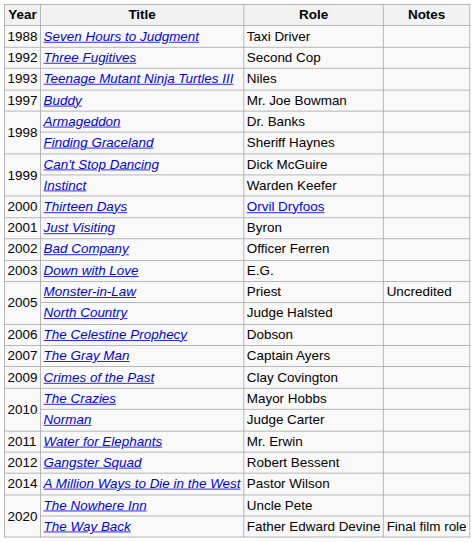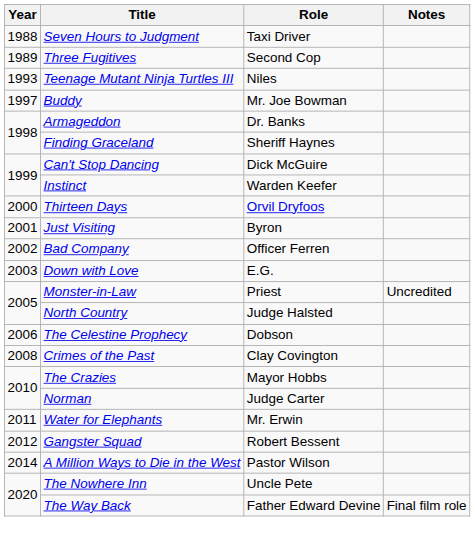(22, 57) 1992 -> (22, 57) 1989
- row: (87, 356)
(22, 377) 2009 -> (22, 356) 2008
